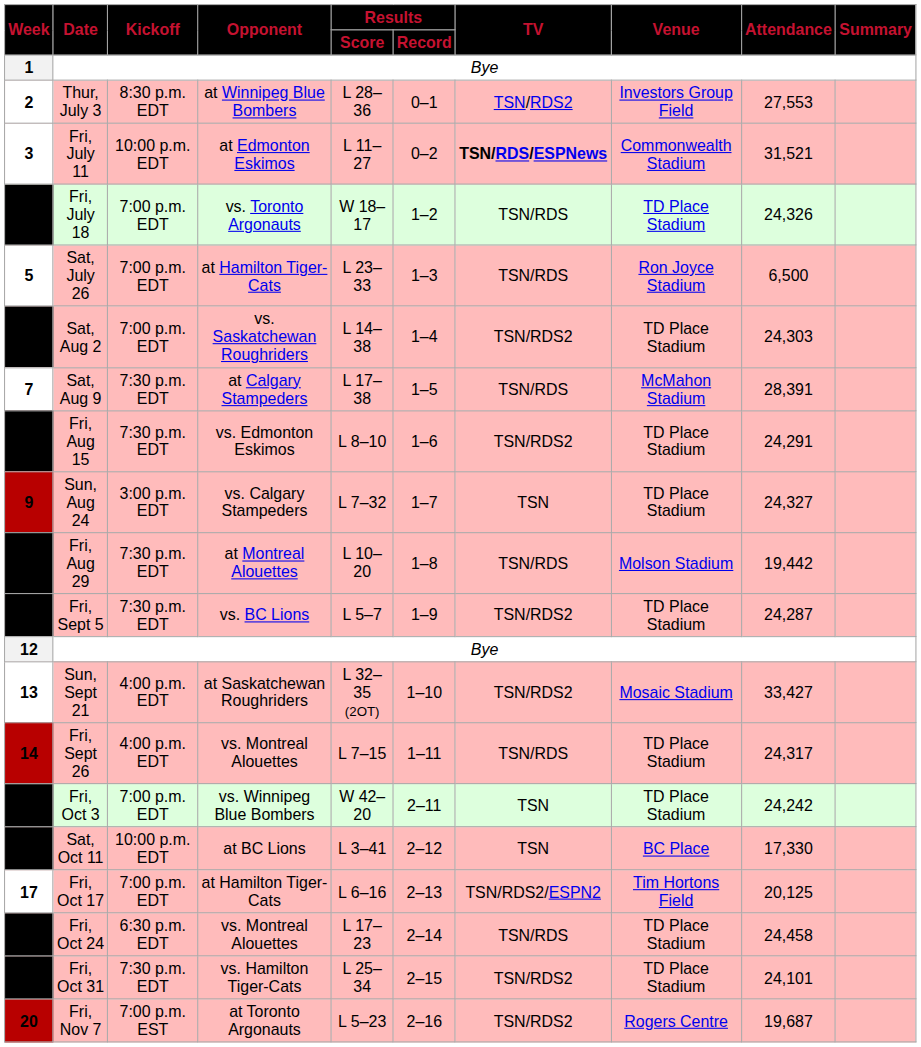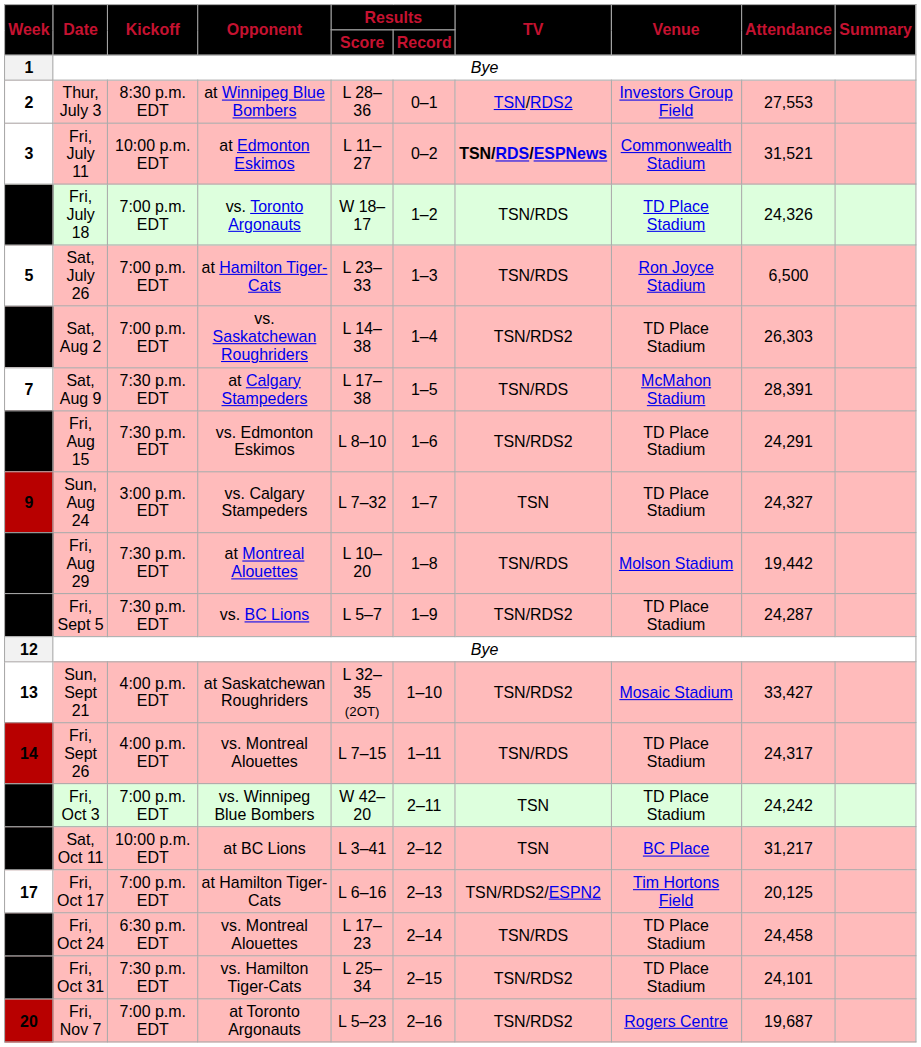(788, 337) 24,303 -> (788, 337) 26,303
(788, 848) 17,330 -> (788, 848) 31,217
(153, 1021) 7:00 p.m. EST -> (153, 1021) 7:00 p.m. EDT
